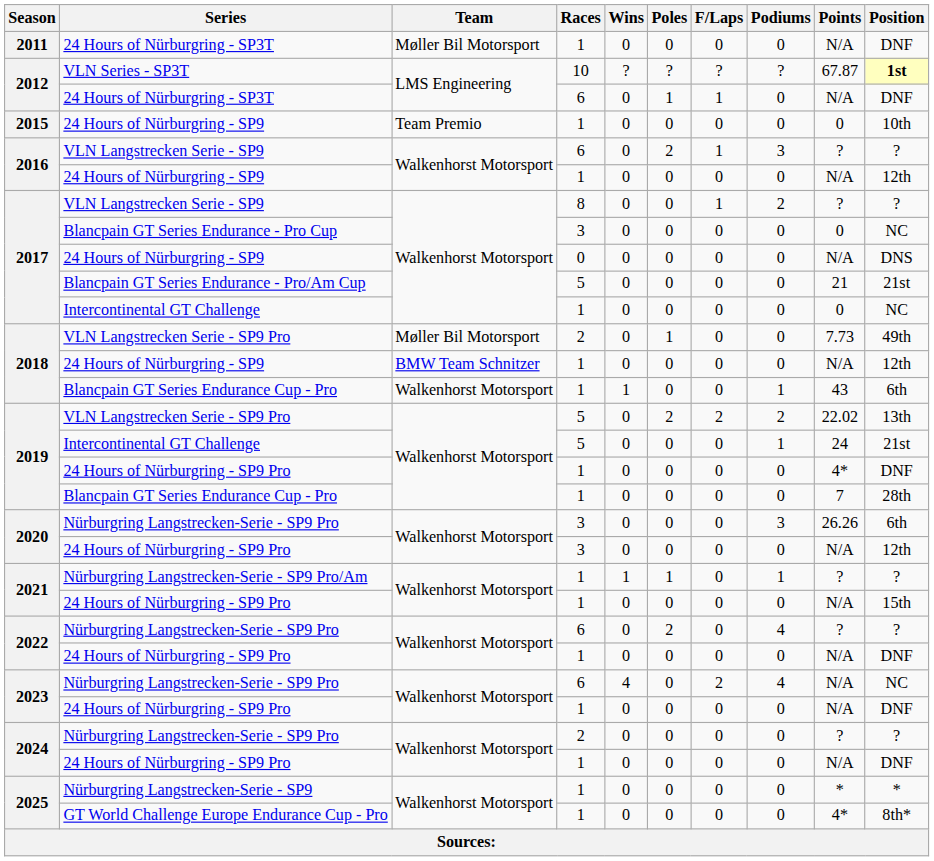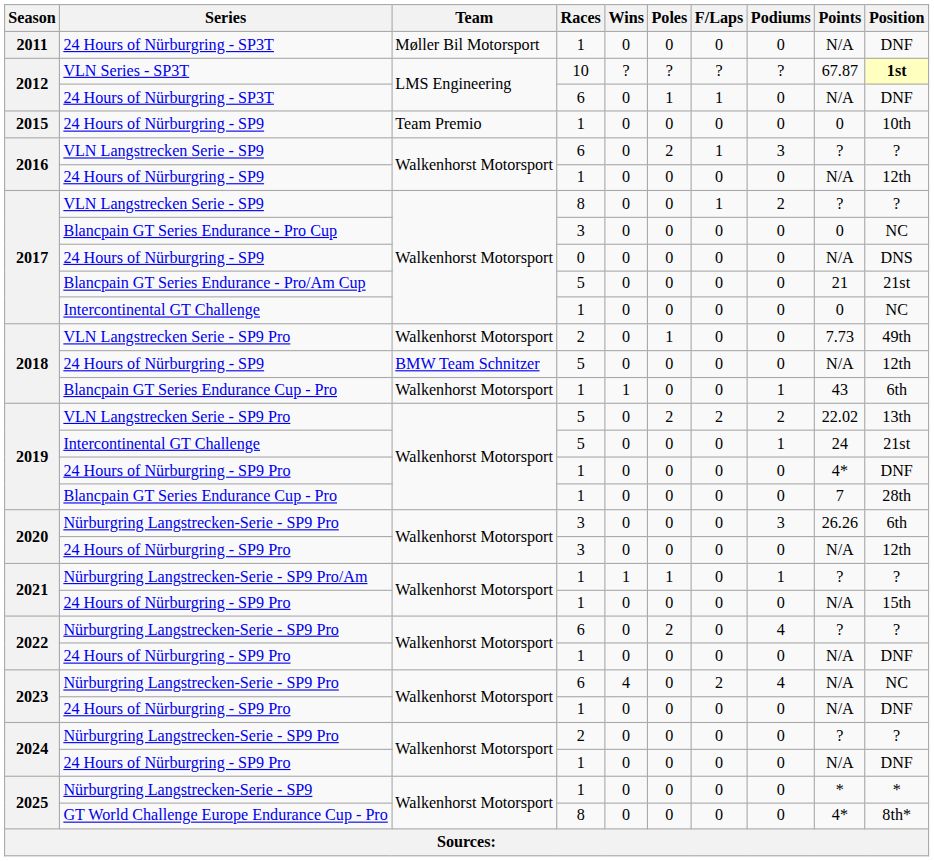(467, 337) Møller Bil Motorsport -> (474, 337) Walkenhorst Motorsport
(581, 363) 1 -> (581, 363) 5
(581, 816) 1 -> (581, 816) 8
